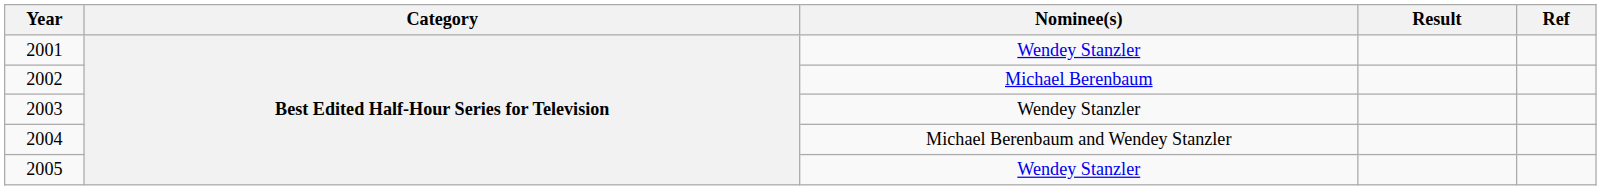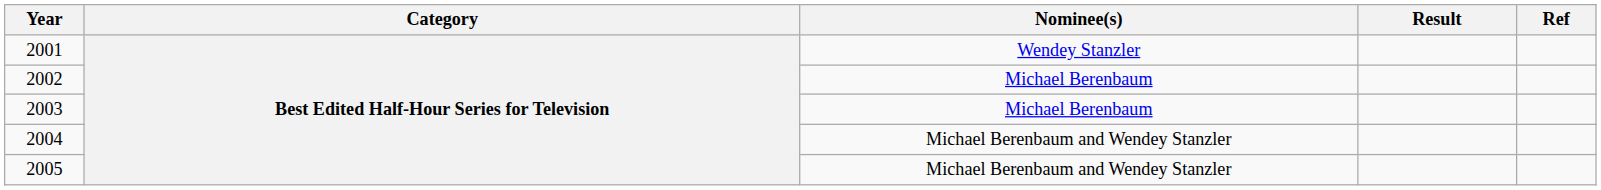(1079, 109) Wendey Stanzler -> (1079, 109) Michael Berenbaum
(1079, 169) Wendey Stanzler -> (1079, 169) Michael Berenbaum and Wendey Stanzler
